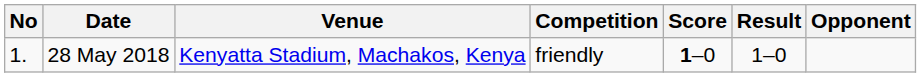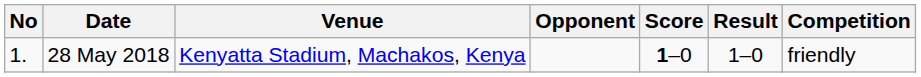columns swapped: (861, 21) <-> (597, 21)
